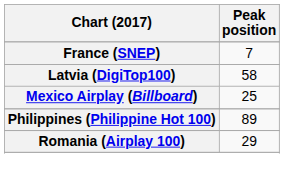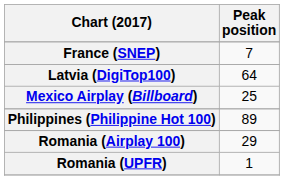(249, 75) 58 -> (249, 75) 64
+ row: (112, 163)
